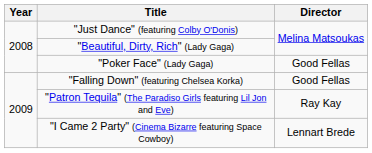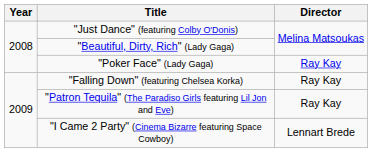(321, 64) Good Fellas -> (321, 64) Ray Kay
(321, 81) Good Fellas -> (321, 81) Ray Kay
